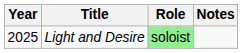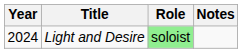(23, 37) 2025 -> (23, 37) 2024
